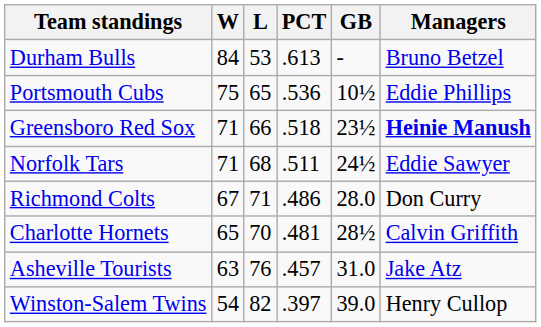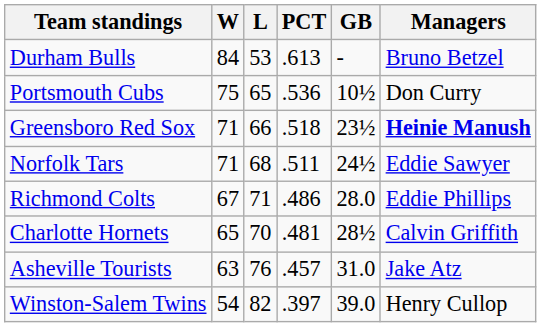(448, 92) Eddie Phillips -> (434, 92) Don Curry
(434, 198) Don Curry -> (448, 198) Eddie Phillips
